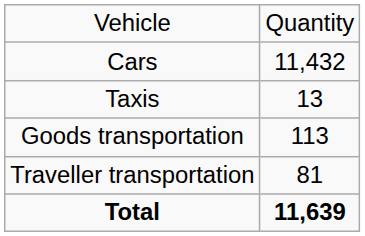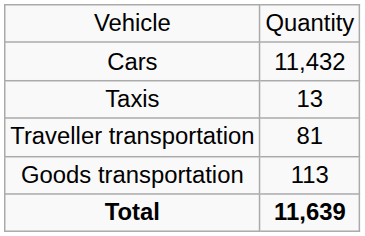rows swapped: (132, 136) <-> (132, 174)
